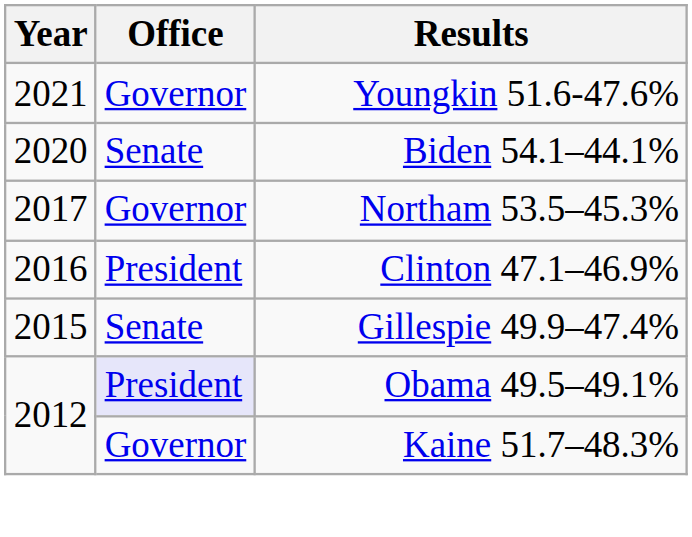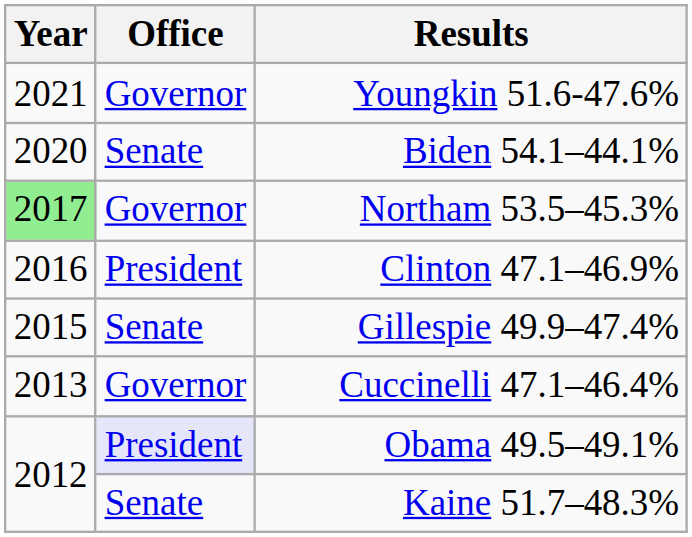(51, 209) no background -> (51, 209) lightgreen background
+ row: (509, 385)
(175, 444) Governor -> (154, 502) Senate
